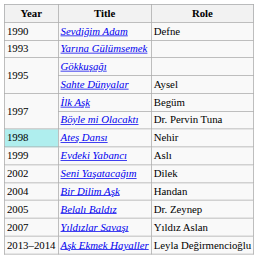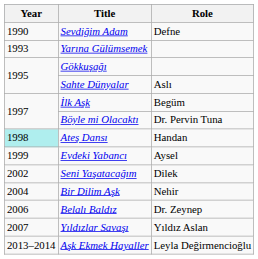(166, 85) Aysel -> (163, 85) Aslı
(166, 138) Nehir -> (171, 138) Handan
(163, 156) Aslı -> (166, 156) Aysel
(171, 191) Handan -> (166, 191) Nehir
(18, 209) 2005 -> (18, 209) 2006
